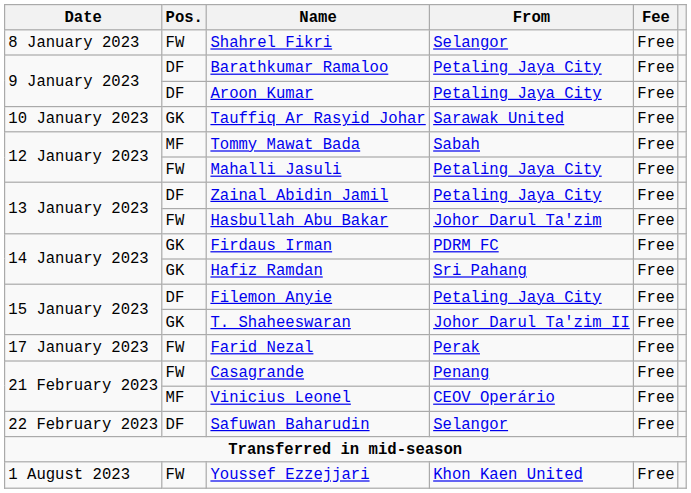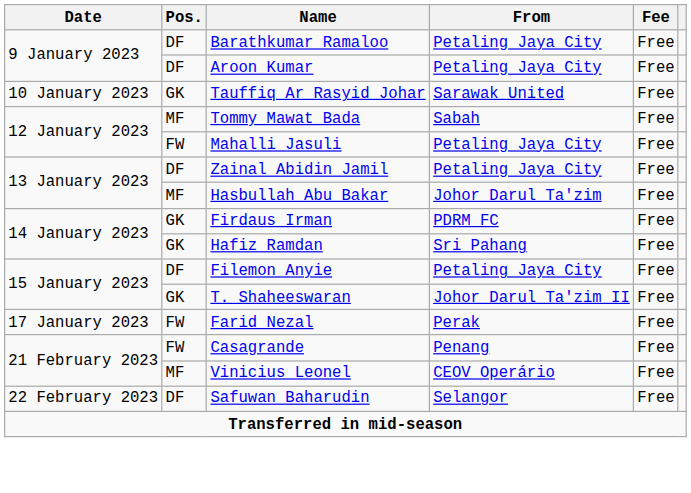- row: (271, 43)
(175, 221) FW -> (175, 195) MF
- row: (290, 475)
